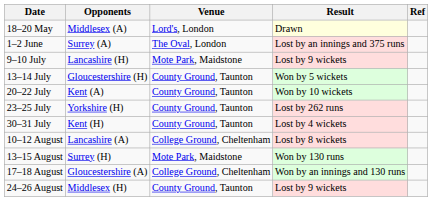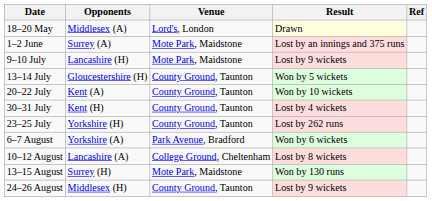(189, 44) The Oval, London -> (197, 44) Mote Park, Maidstone
rows swapped: (29, 108) <-> (29, 124)
+ row: (30, 140)
- row: (35, 172)
